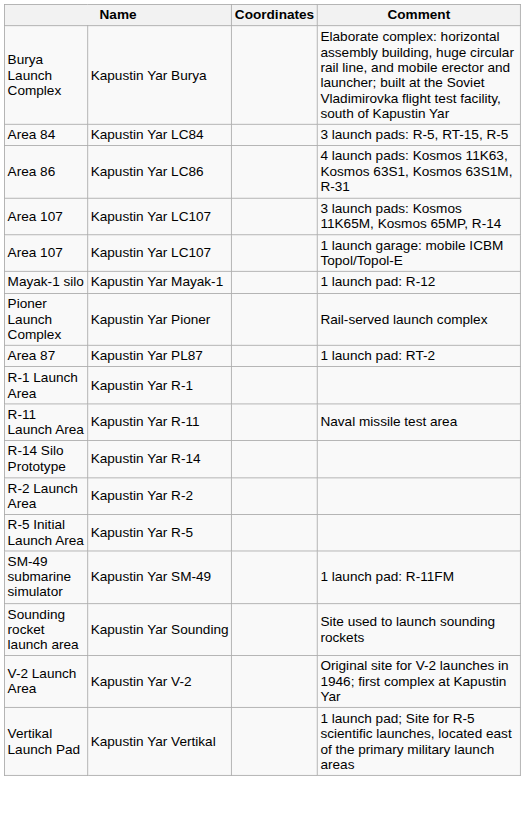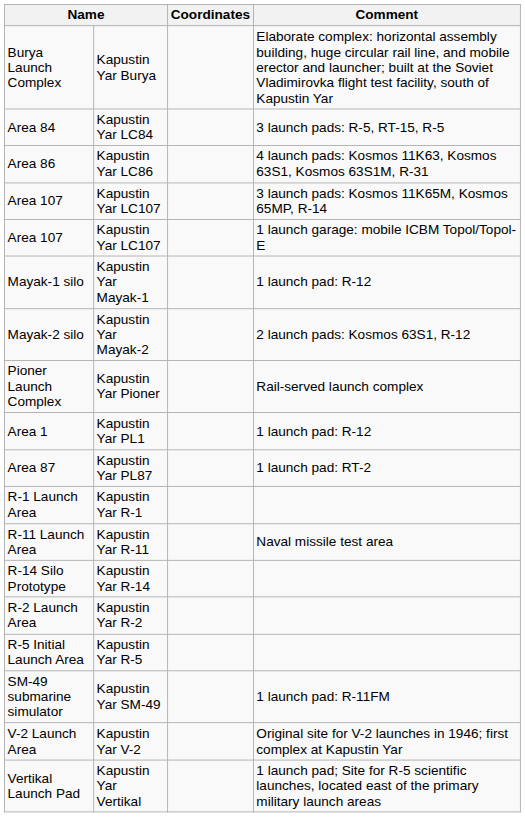+ row: (46, 334)
+ row: (28, 431)
- row: (43, 629)
